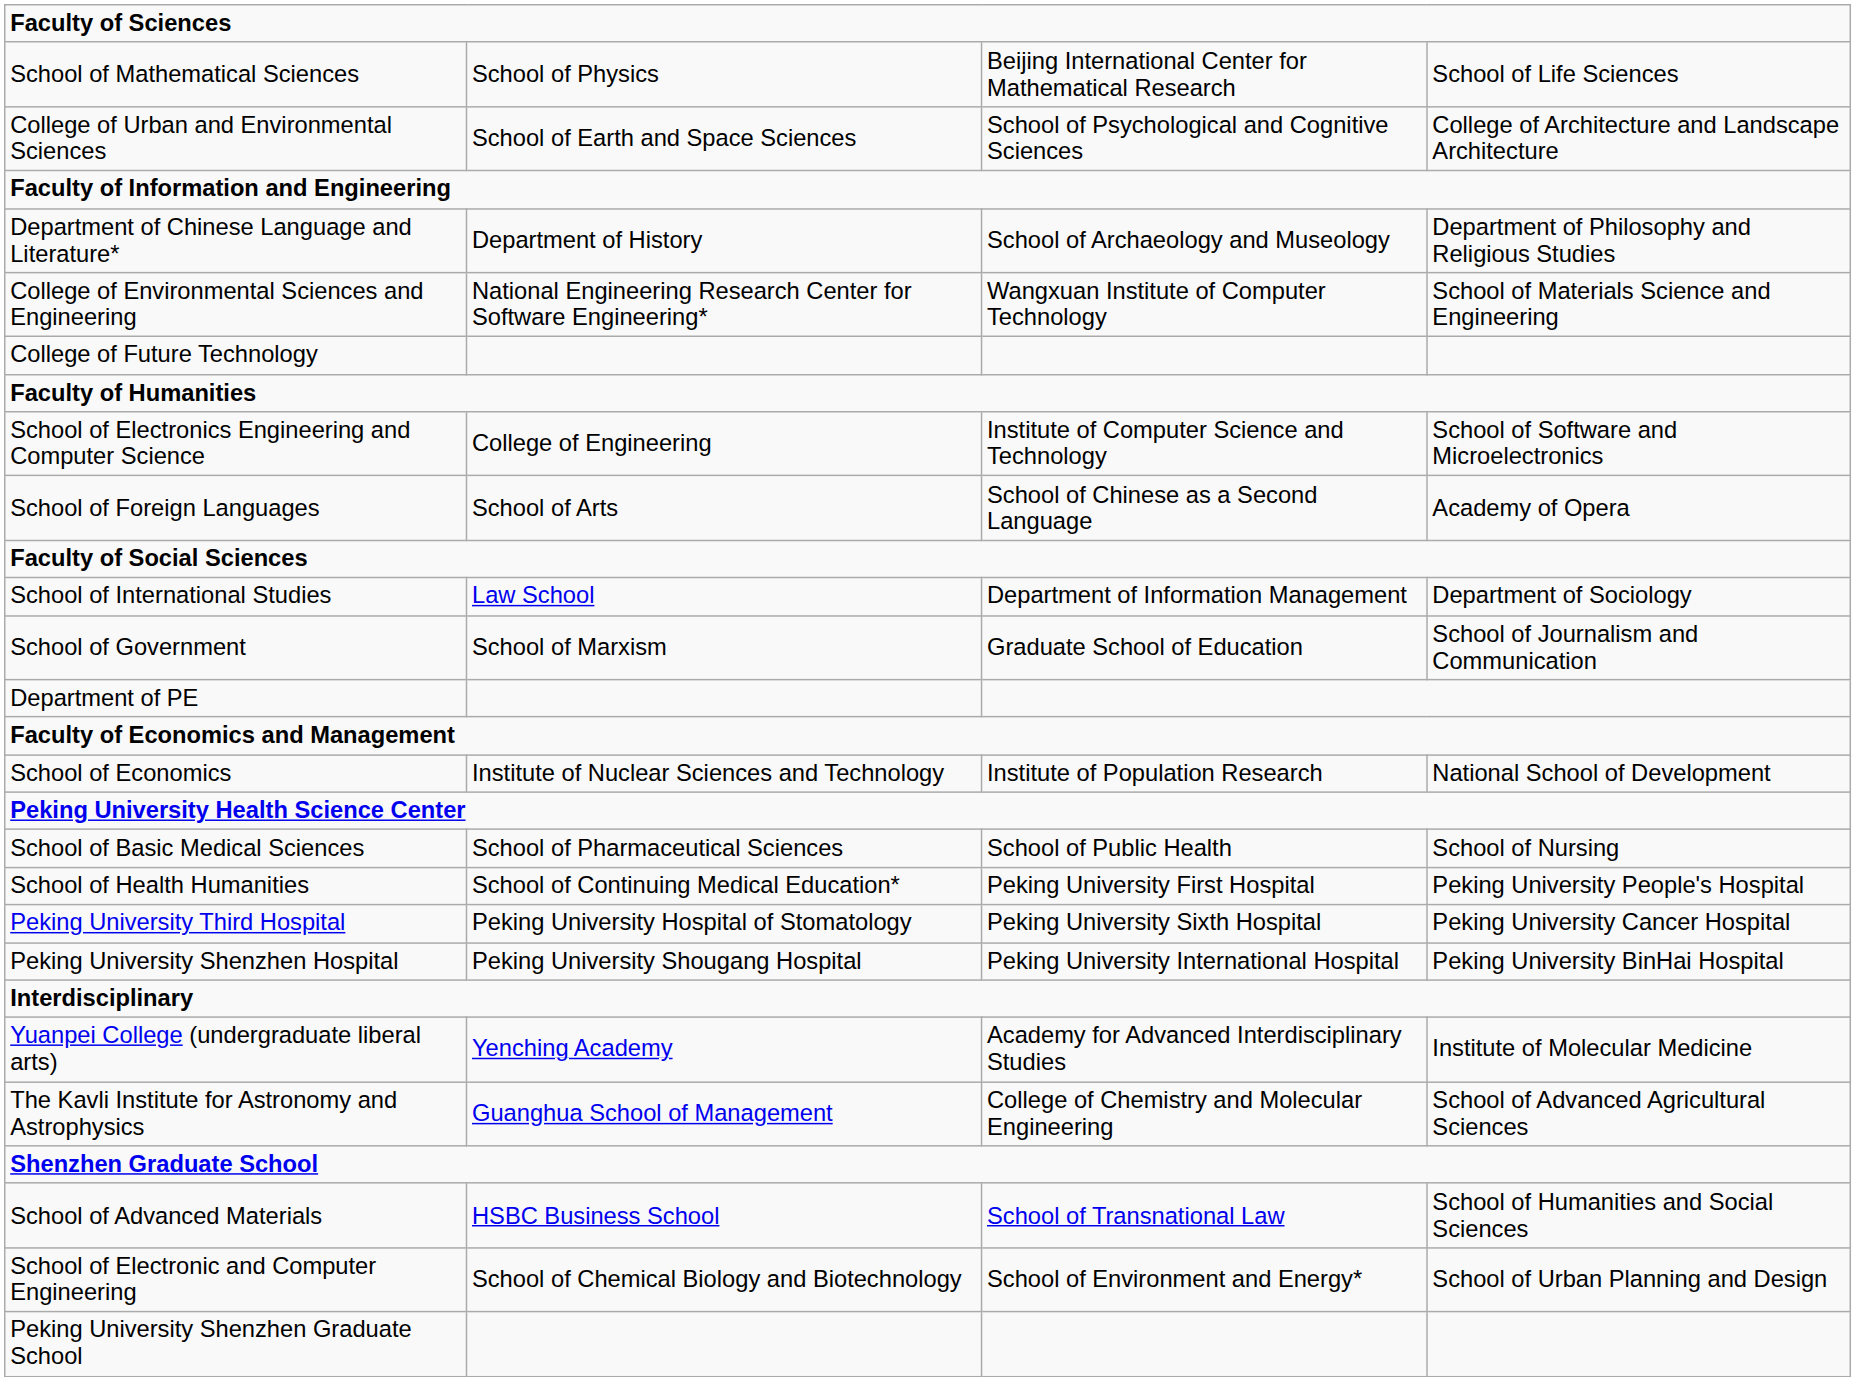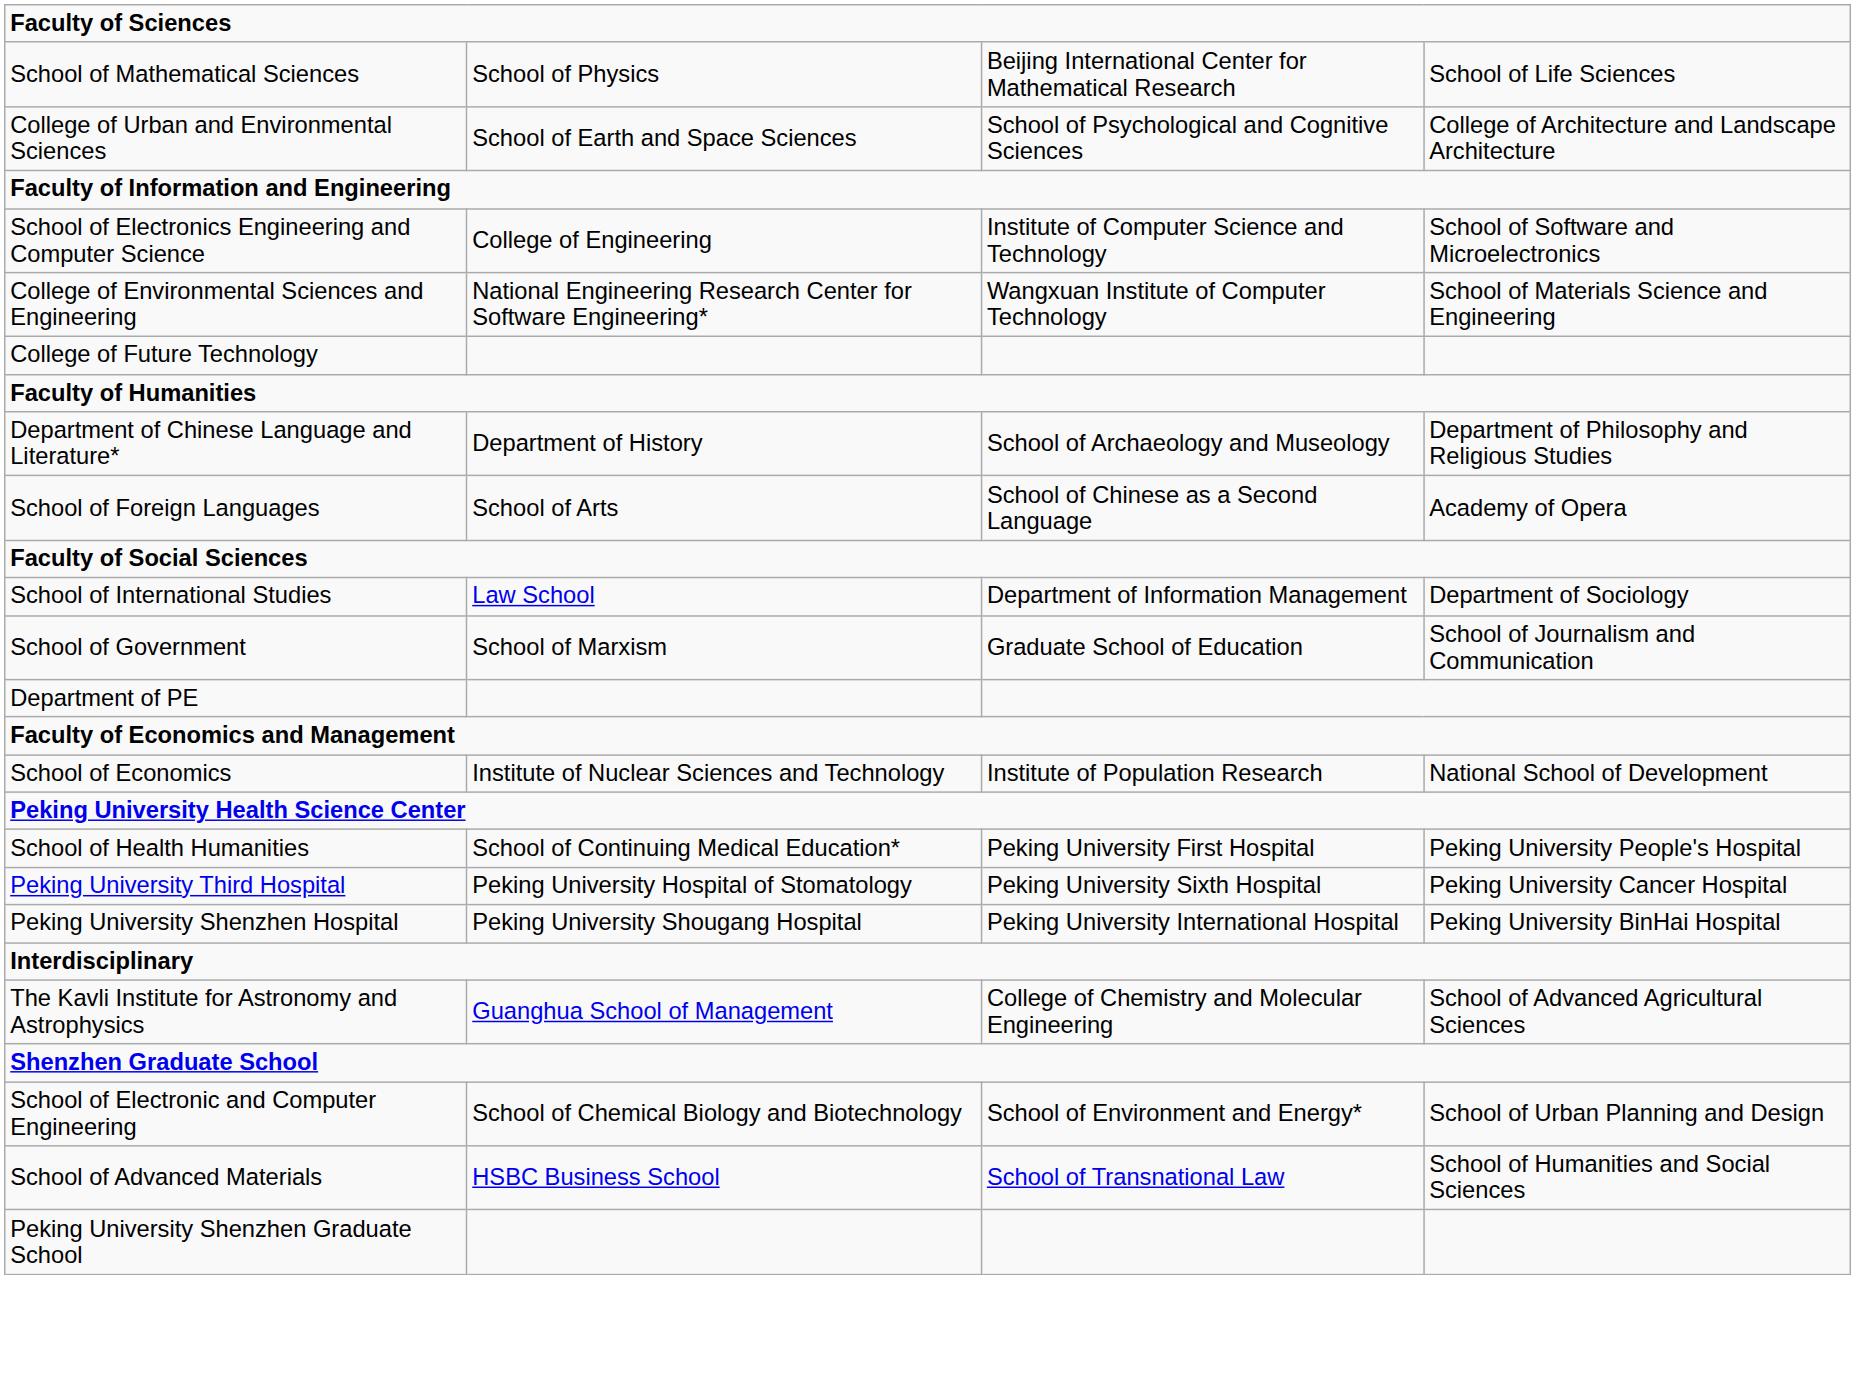rows swapped: (210, 443) <-> (211, 240)
- row: (187, 848)
- row: (216, 1049)
rows swapped: (193, 1279) <-> (166, 1215)
